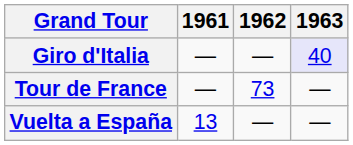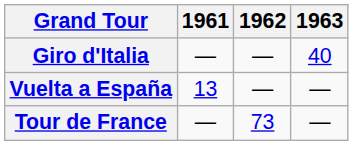(320, 55) lavender background -> (320, 55) no background
rows swapped: (91, 88) <-> (91, 122)
